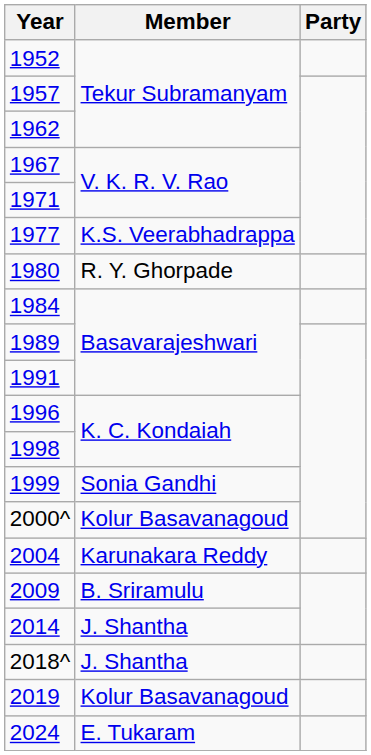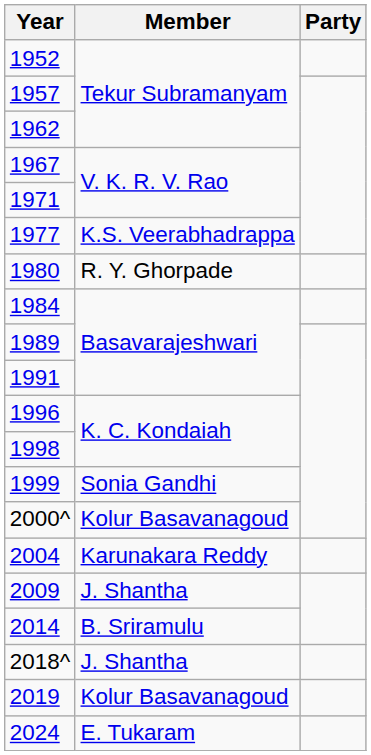(142, 590) B. Sriramulu -> (134, 590) J. Shantha
(134, 626) J. Shantha -> (142, 626) B. Sriramulu
